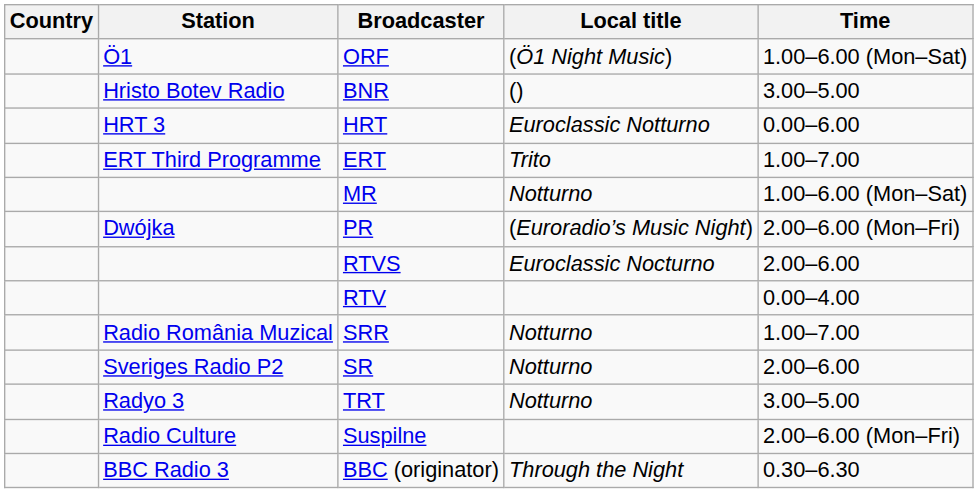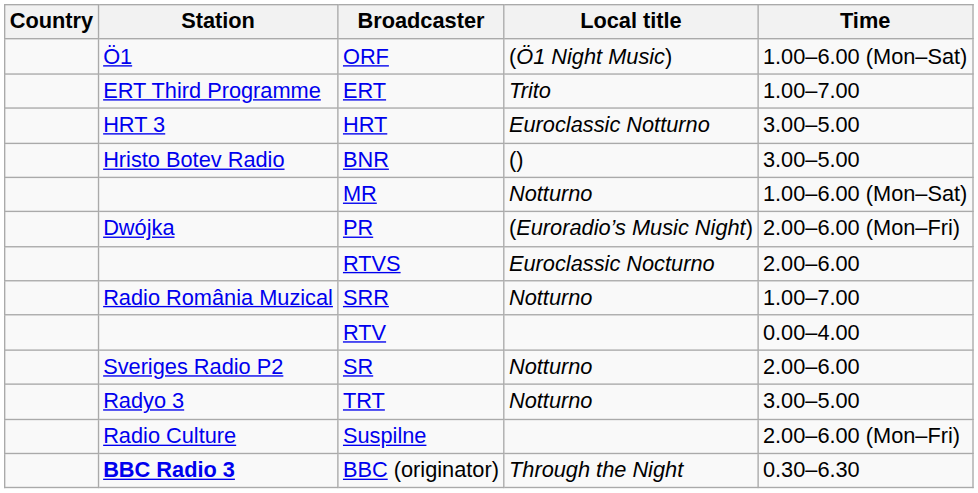rows swapped: (366, 90) <-> (365, 159)
(811, 125) 0.00–6.00 -> (811, 125) 3.00–5.00
rows swapped: (365, 297) <-> (366, 332)
(166, 470) normal -> (169, 470) bold
